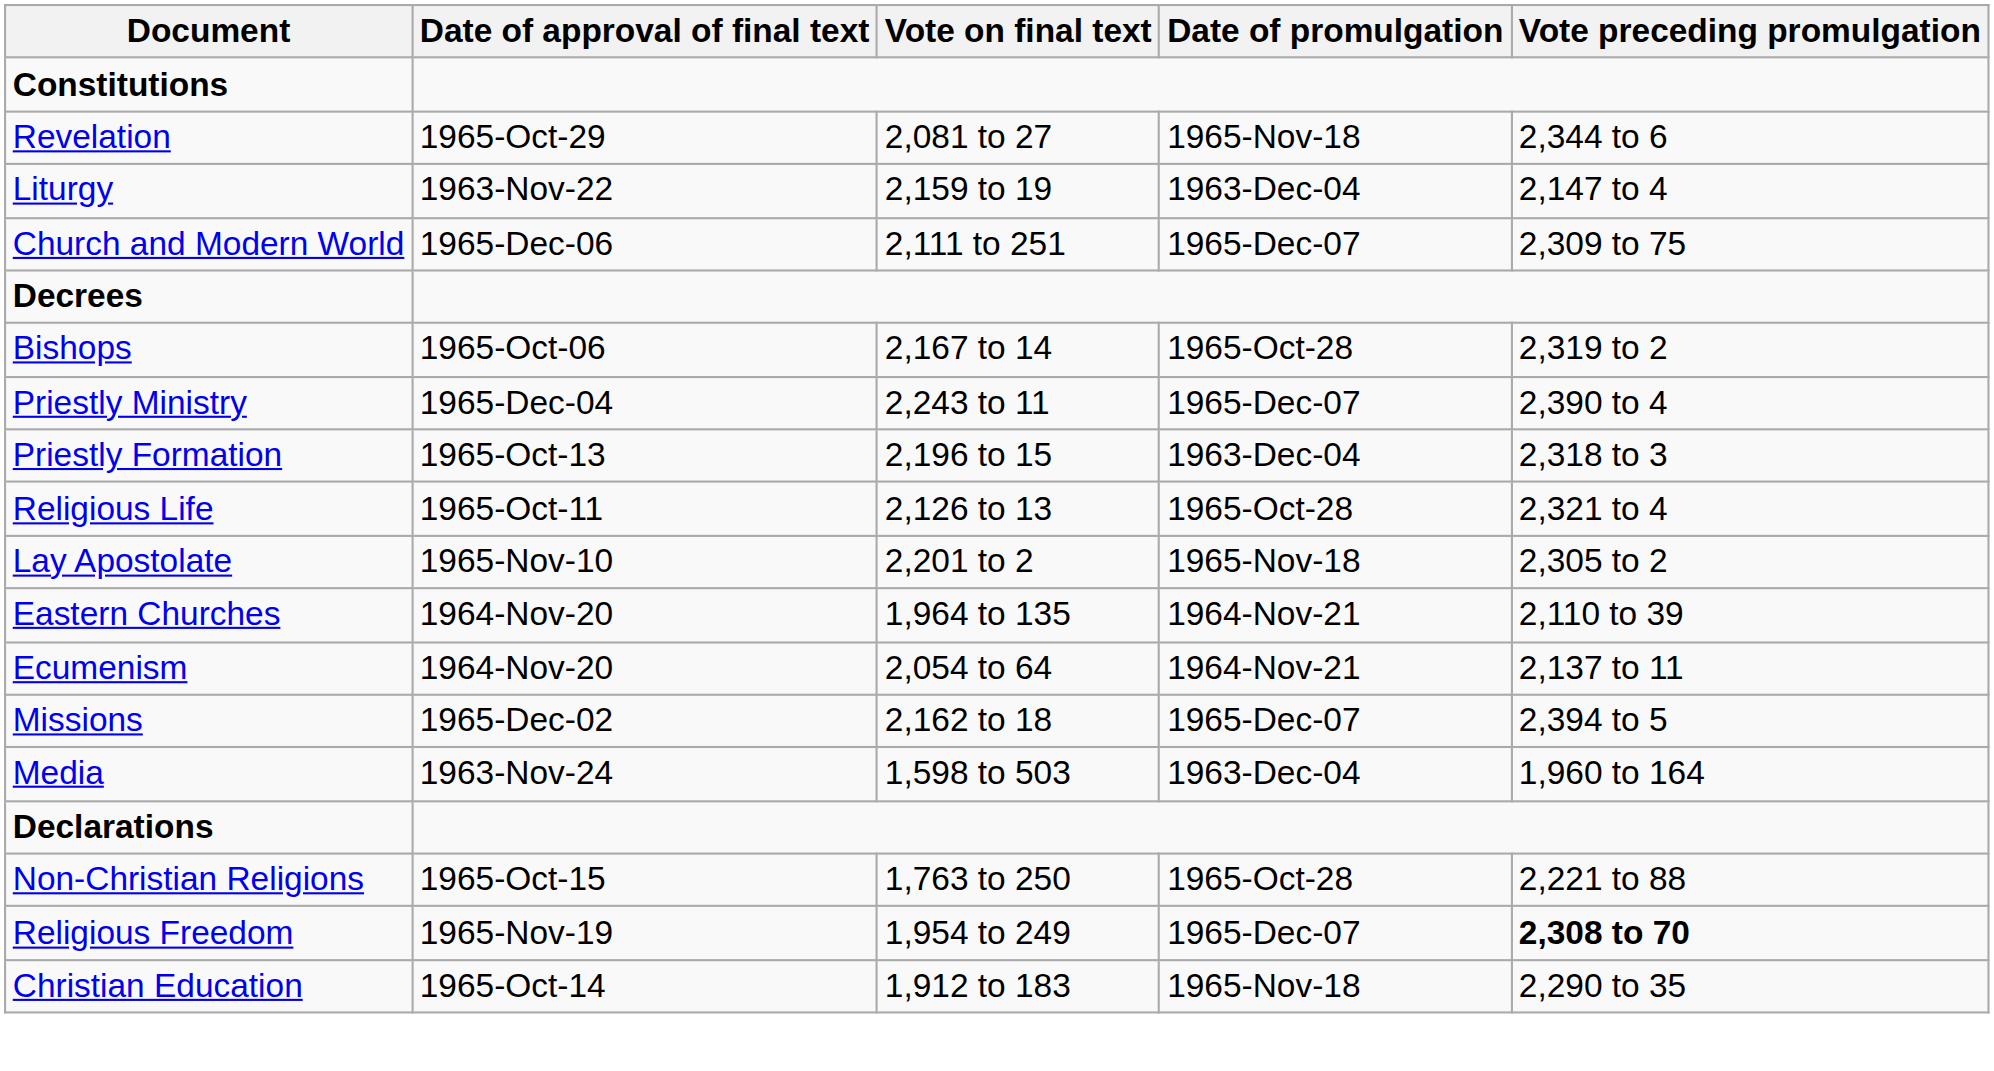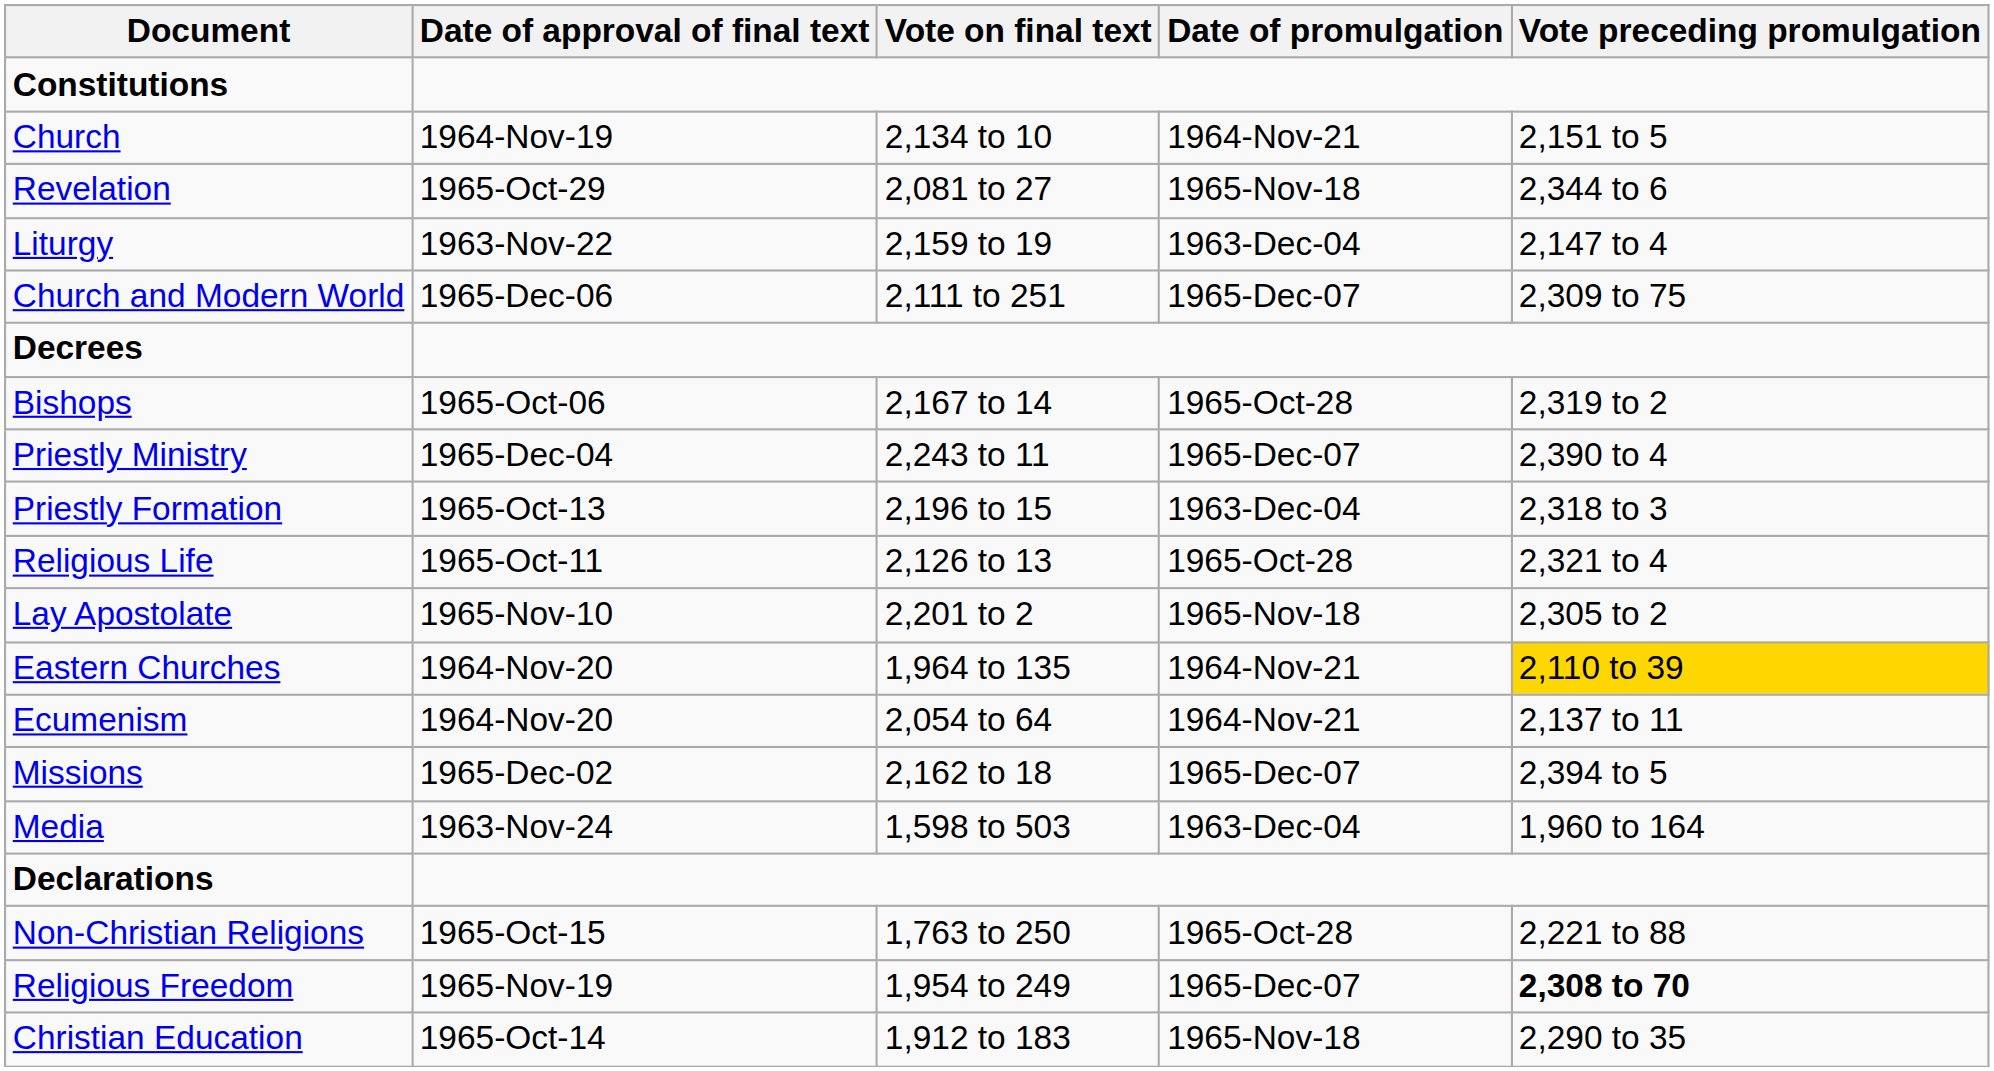+ row: (67, 137)
(1601, 614) no background -> (1601, 667) gold background
